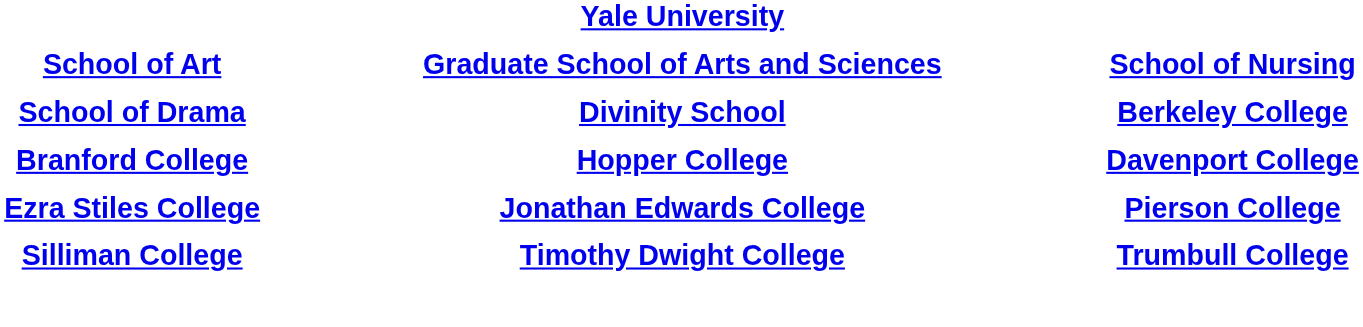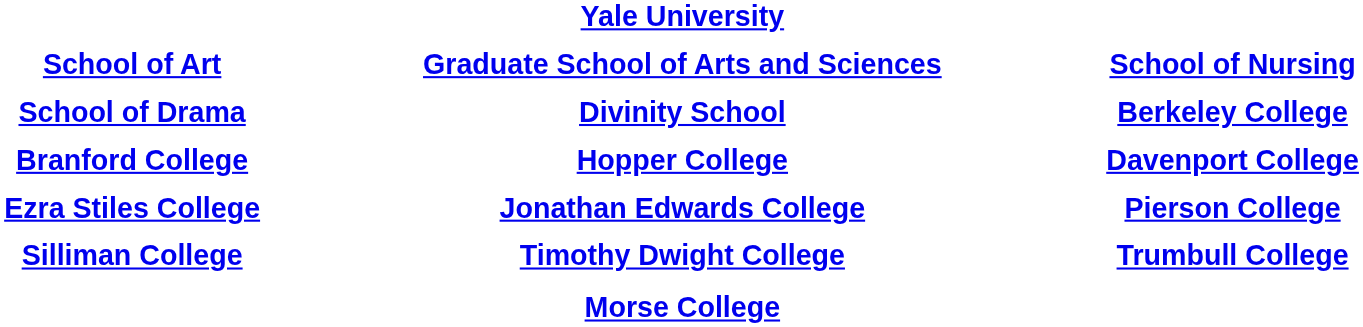+ row: (132, 308)
